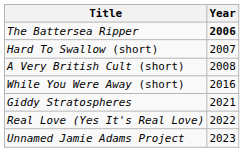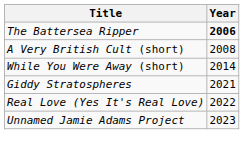- row: (83, 49)
(223, 85) 2016 -> (223, 67) 2014
